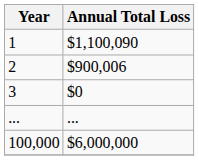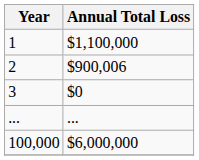(103, 42) $1,100,090 -> (103, 42) $1,100,000
